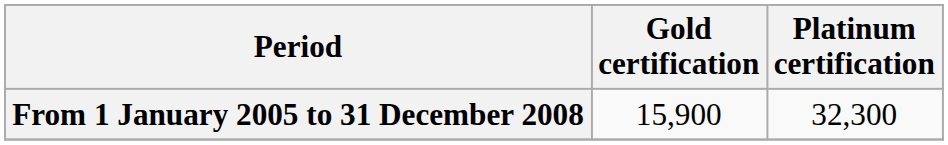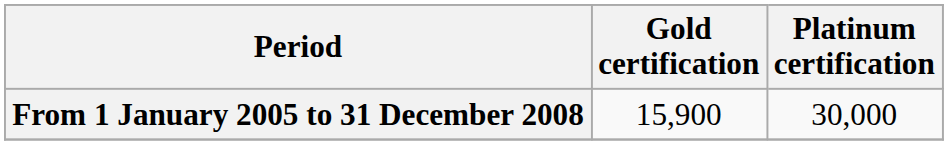(854, 113) 32,300 -> (854, 113) 30,000
